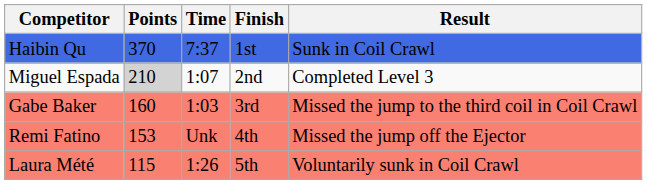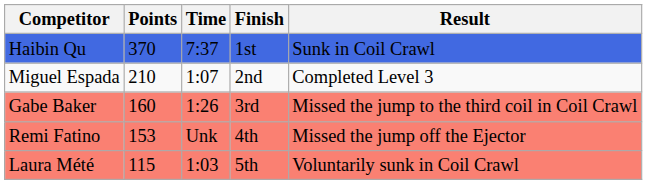(142, 77) lightgrey background -> (142, 77) no background
(202, 106) 1:03 -> (202, 106) 1:26
(202, 164) 1:26 -> (202, 164) 1:03
